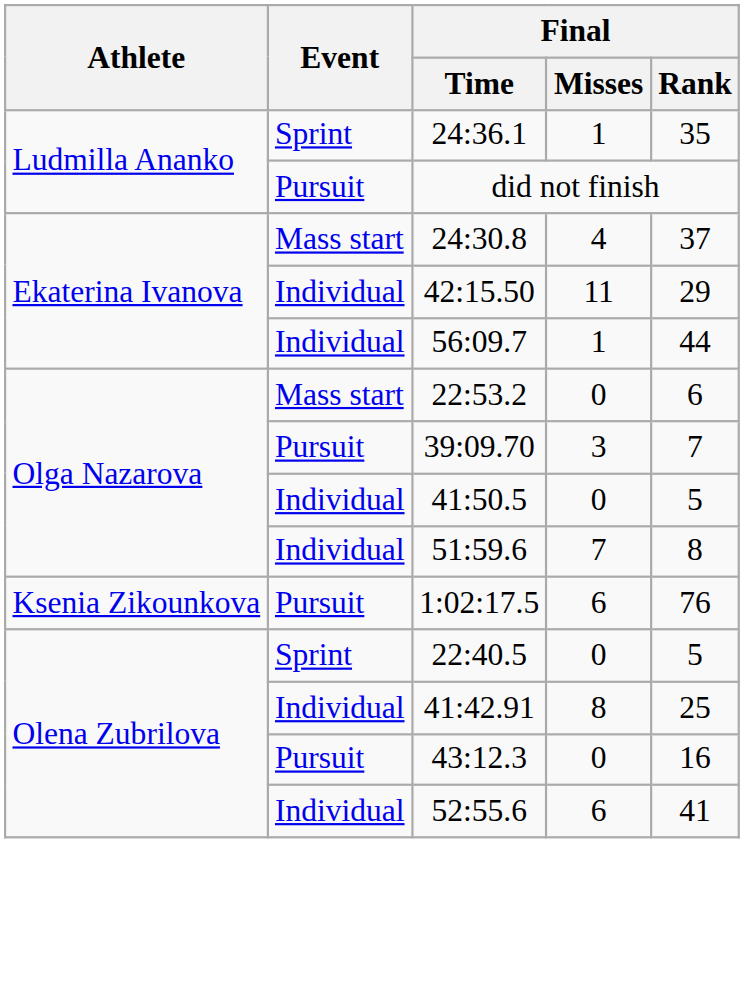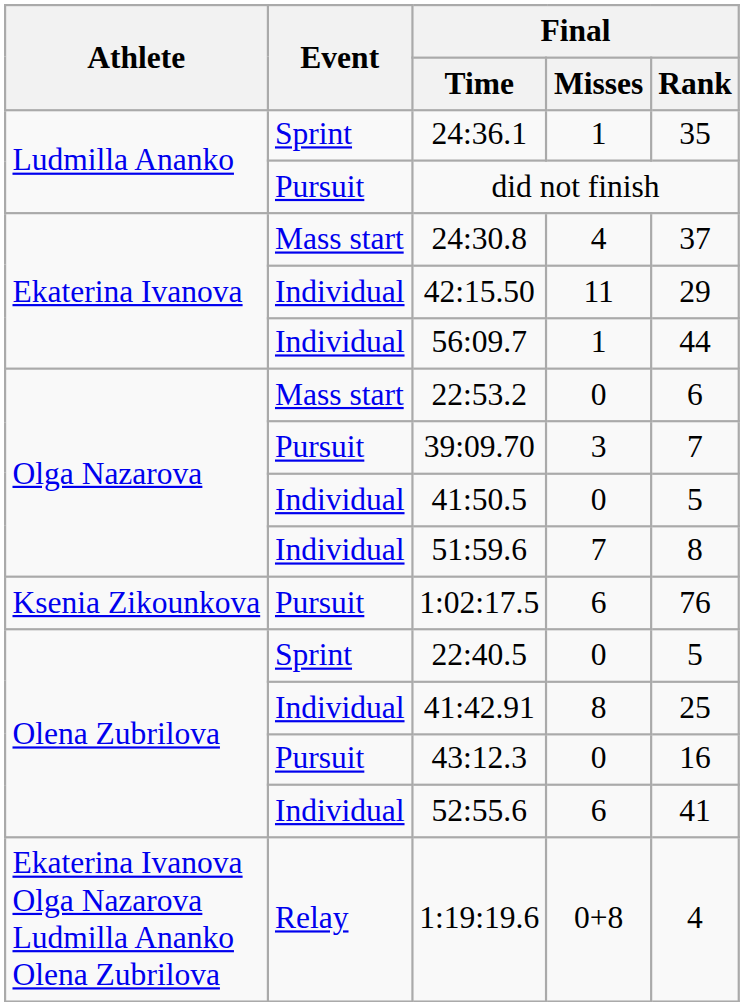+ row: (479, 918)
